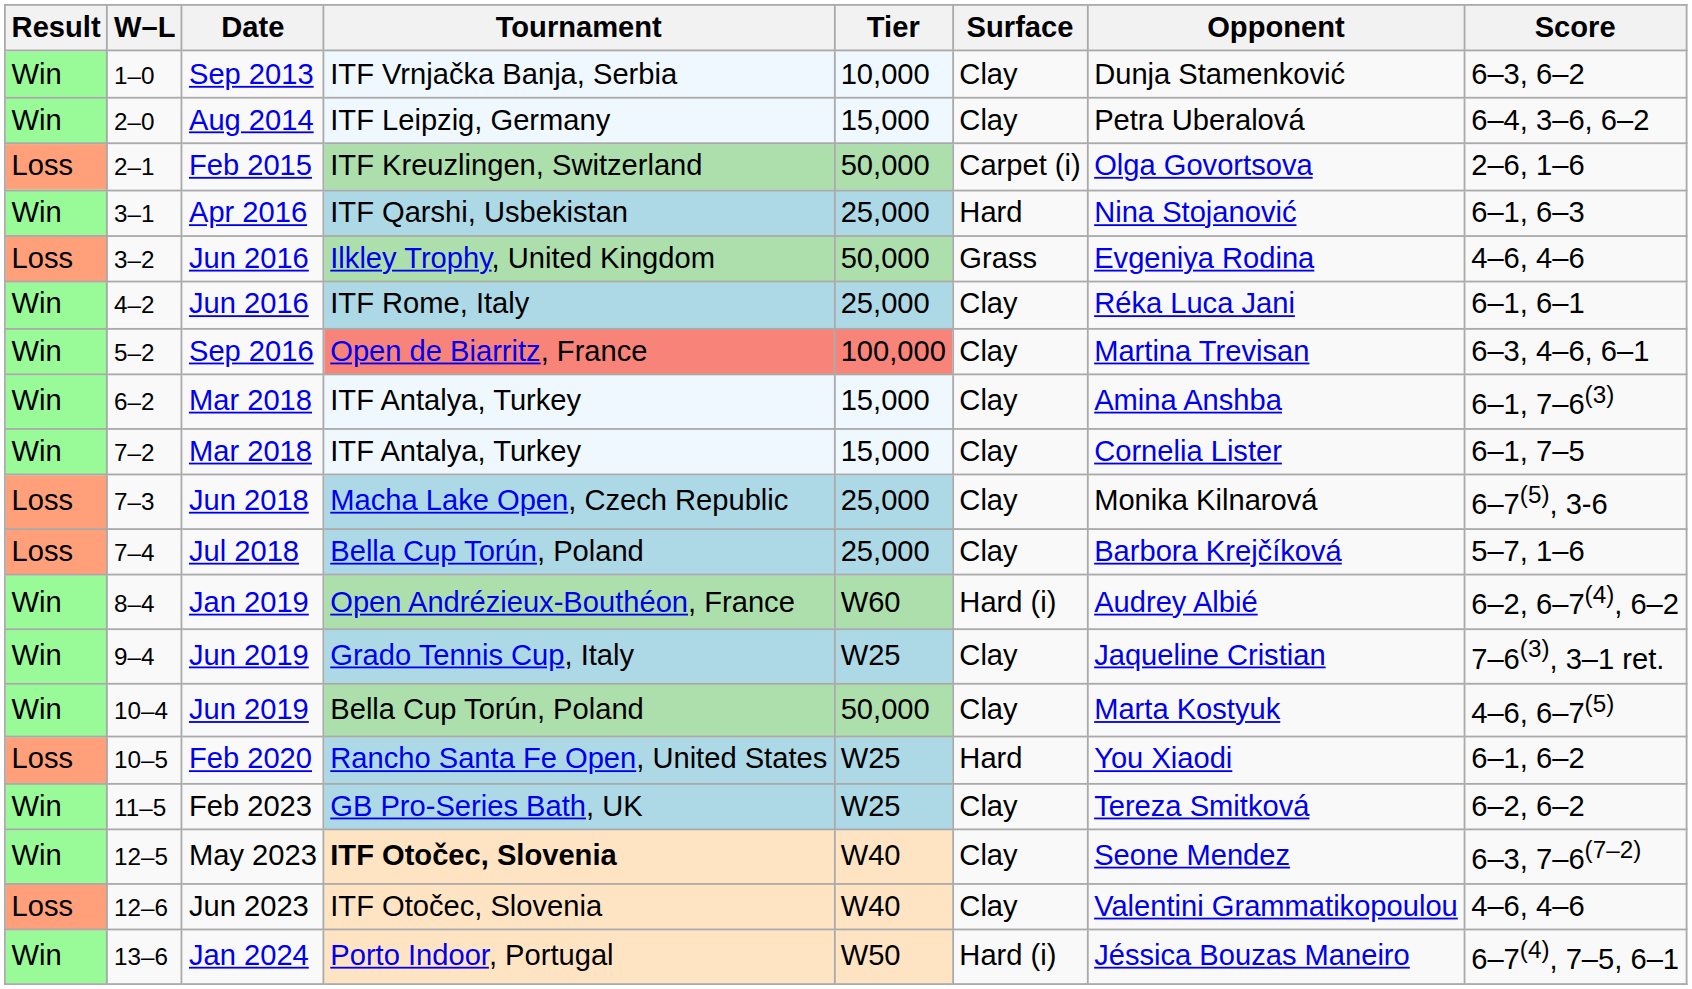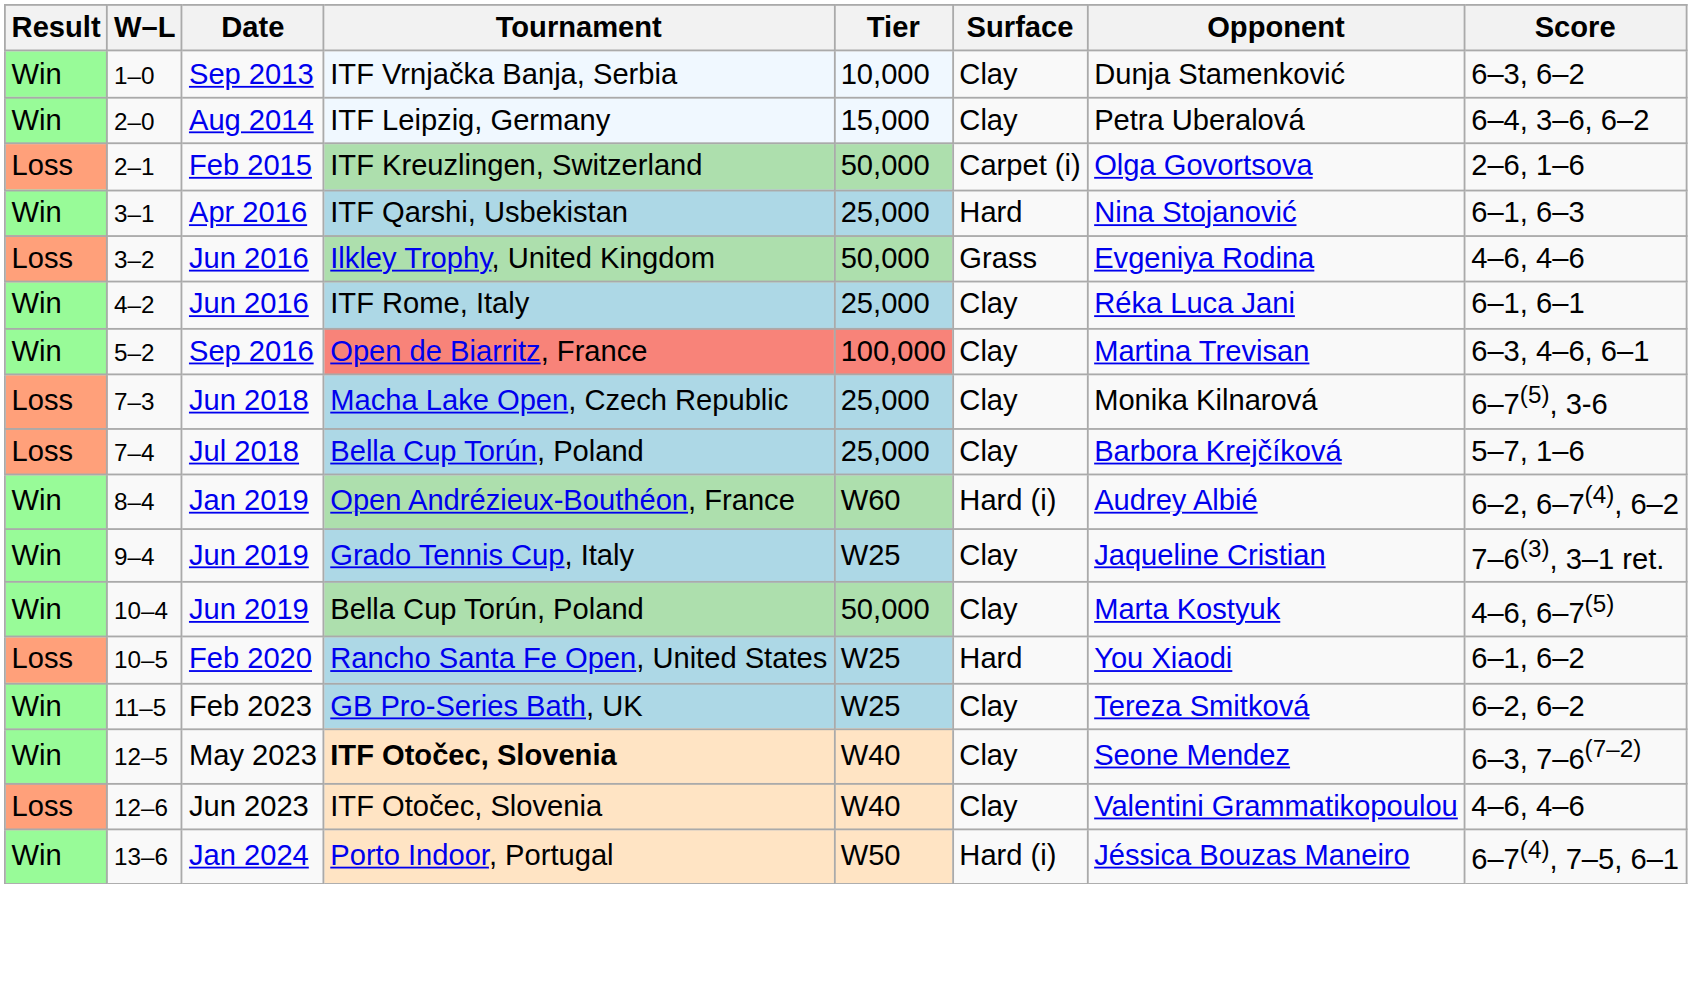- row: (134, 402)
- row: (134, 452)
